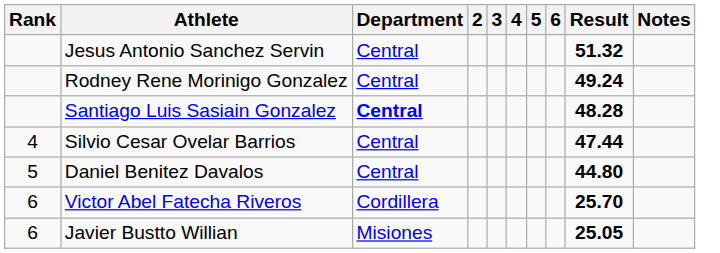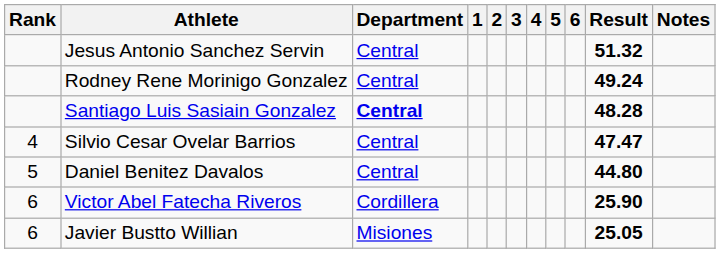+ column: (477, 19)
(599, 141) 47.44 -> (619, 141) 47.47
(599, 202) 25.70 -> (619, 202) 25.90
